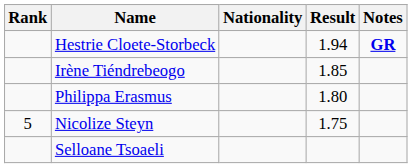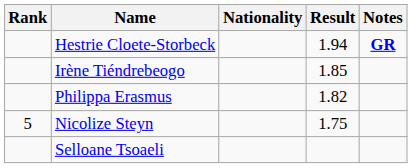(333, 96) 1.80 -> (333, 96) 1.82
